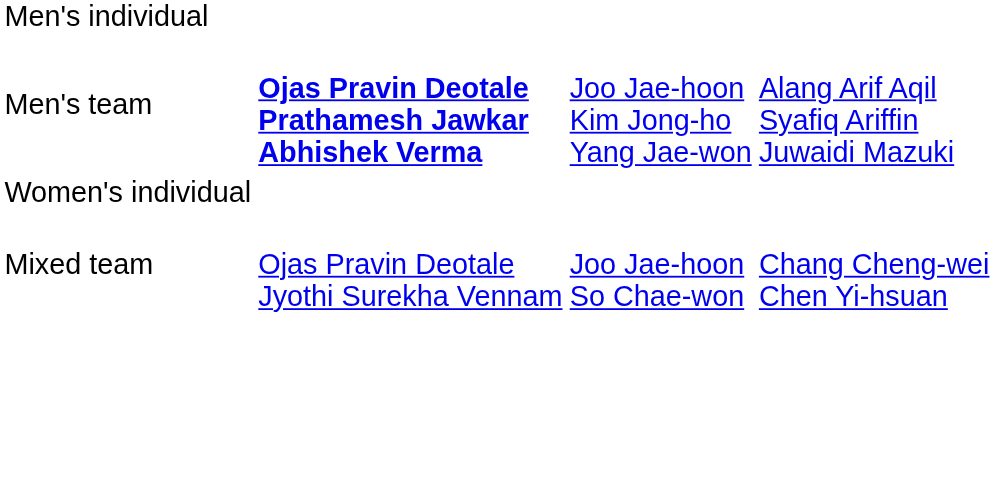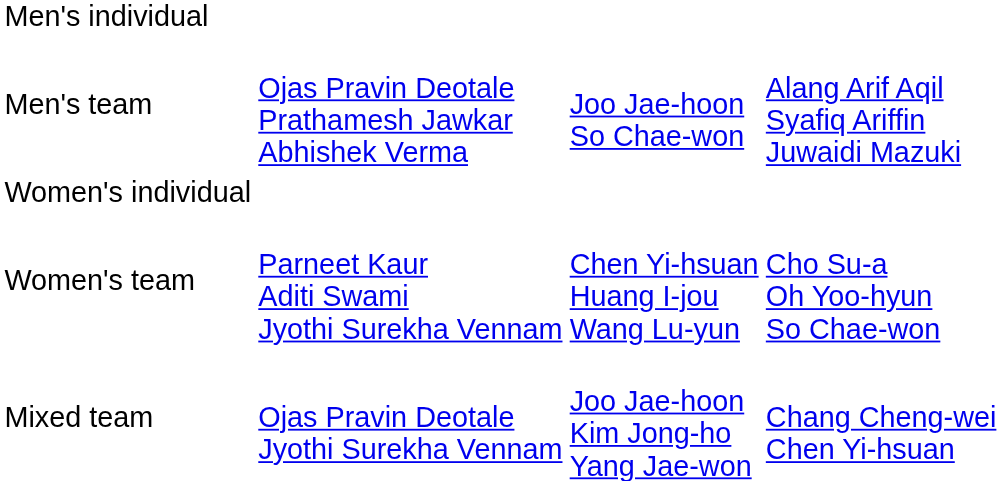(394, 120) bold -> (386, 120) normal
(661, 120) Joo Jae-hoon Kim Jong-ho Yang Jae-won -> (657, 120) Joo Jae-hoon So Chae-won
+ row: (100, 280)
(657, 280) Joo Jae-hoon So Chae-won -> (661, 433) Joo Jae-hoon Kim Jong-ho Yang Jae-won
